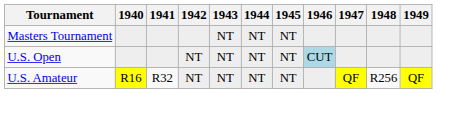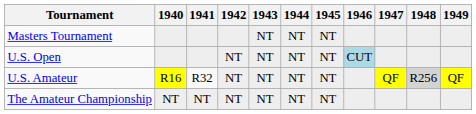(384, 78) no background -> (423, 78) lightgrey background
+ row: (80, 99)
